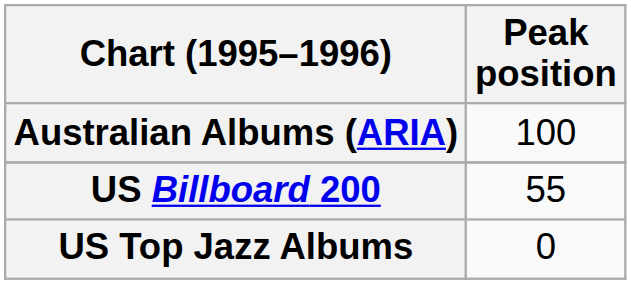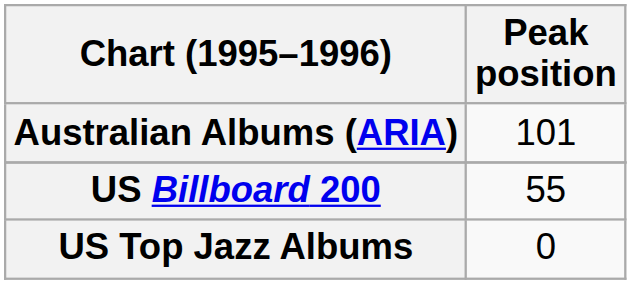(546, 132) 100 -> (546, 132) 101
